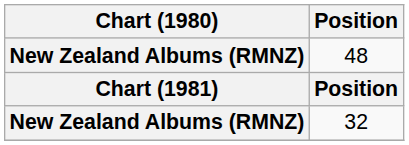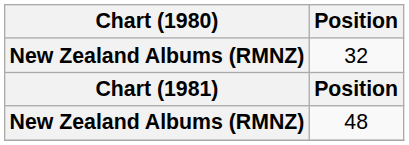rows swapped: (356, 122) <-> (356, 55)
